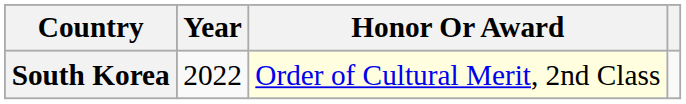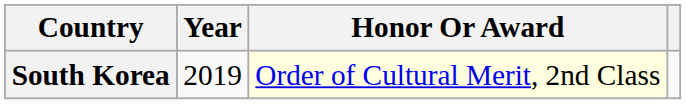(213, 74) 2022 -> (213, 74) 2019
